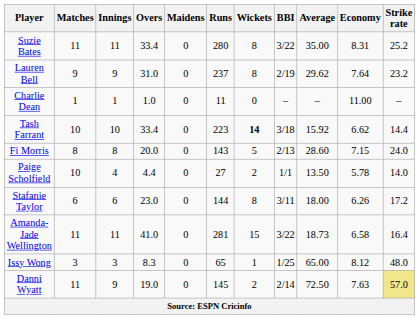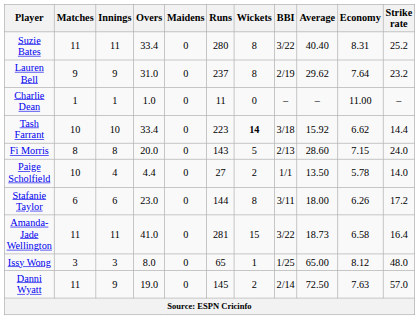(317, 46) 35.00 -> (317, 46) 40.40
(149, 262) 8.3 -> (149, 262) 8.0
(399, 284) khaki background -> (399, 284) no background
